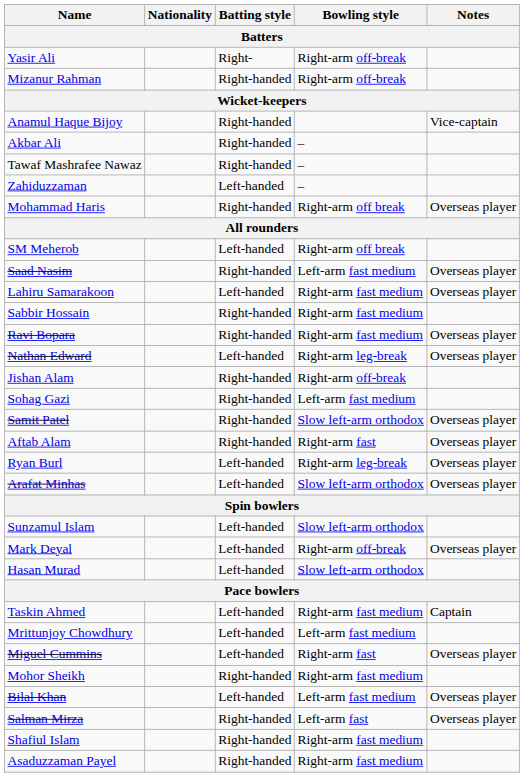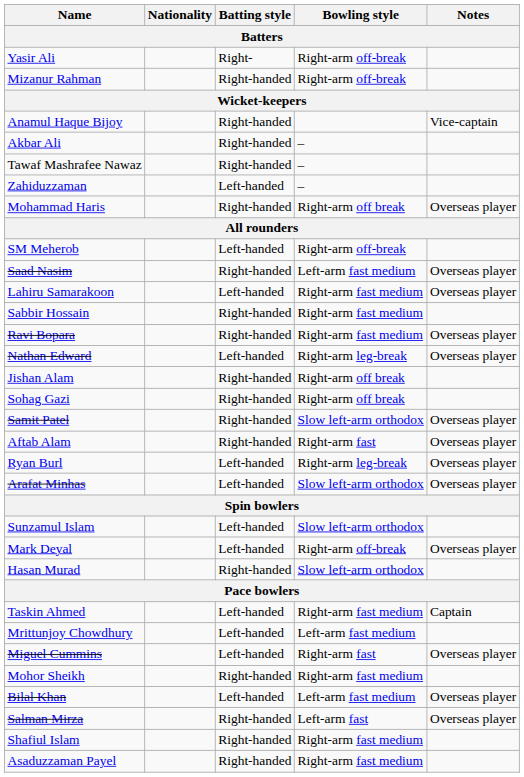(351, 249) Right-arm off break -> (352, 249) Right-arm off-break
(352, 377) Right-arm off-break -> (351, 377) Right-arm off break
(357, 398) Left-arm fast medium -> (351, 398) Right-arm off break
(251, 569) Left-handed -> (255, 569) Right-handed
